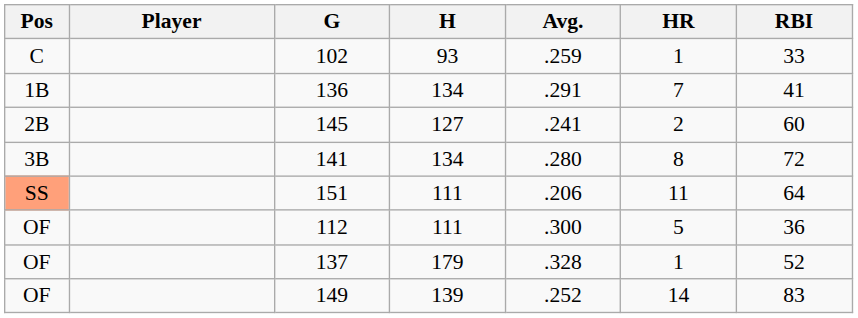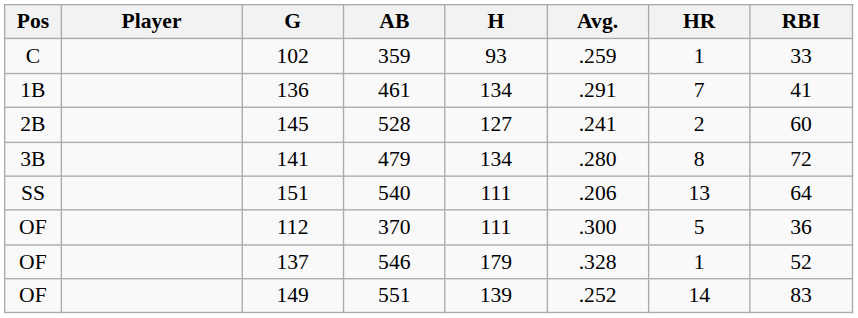+ column: (394, 21)
(37, 192) lightsalmon background -> (33, 192) no background
(678, 192) 11 -> (699, 192) 13
